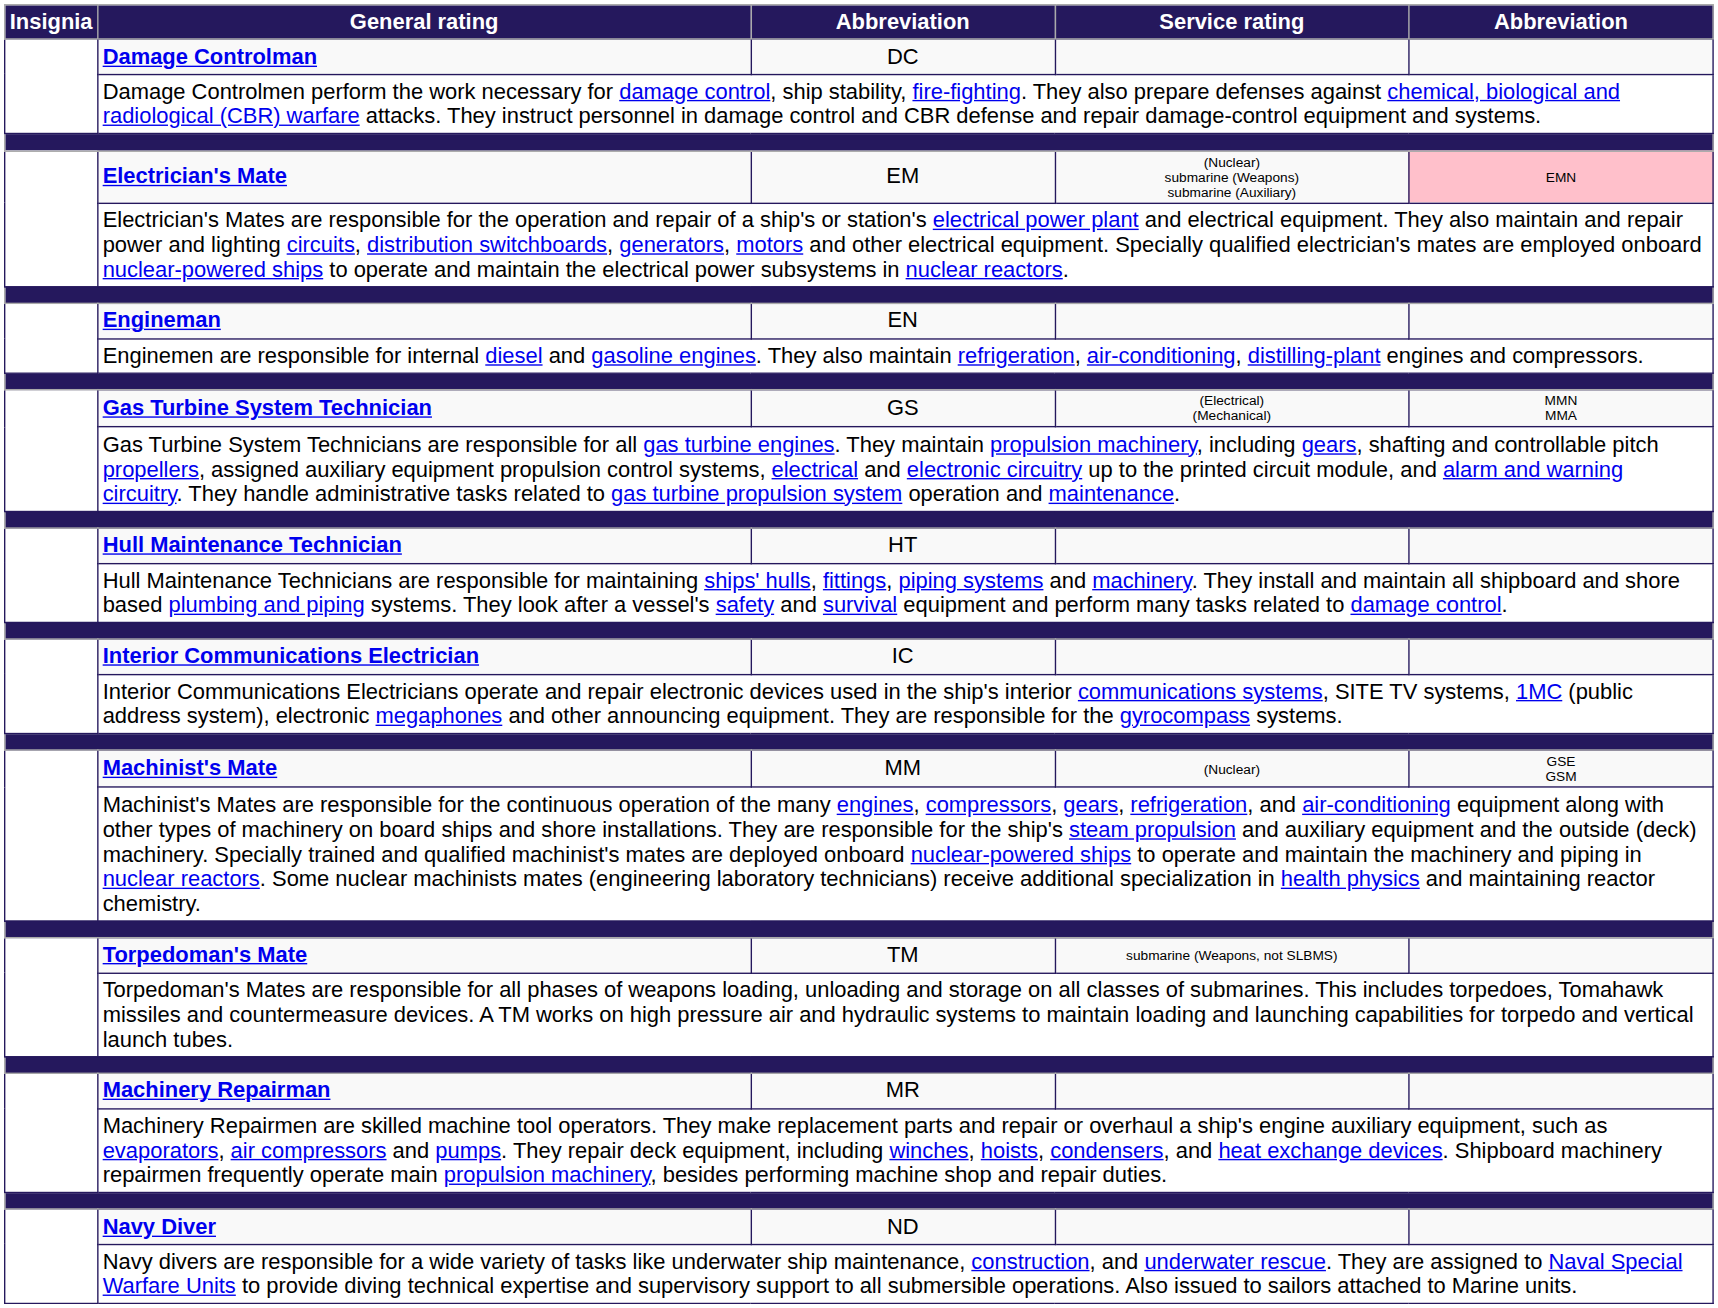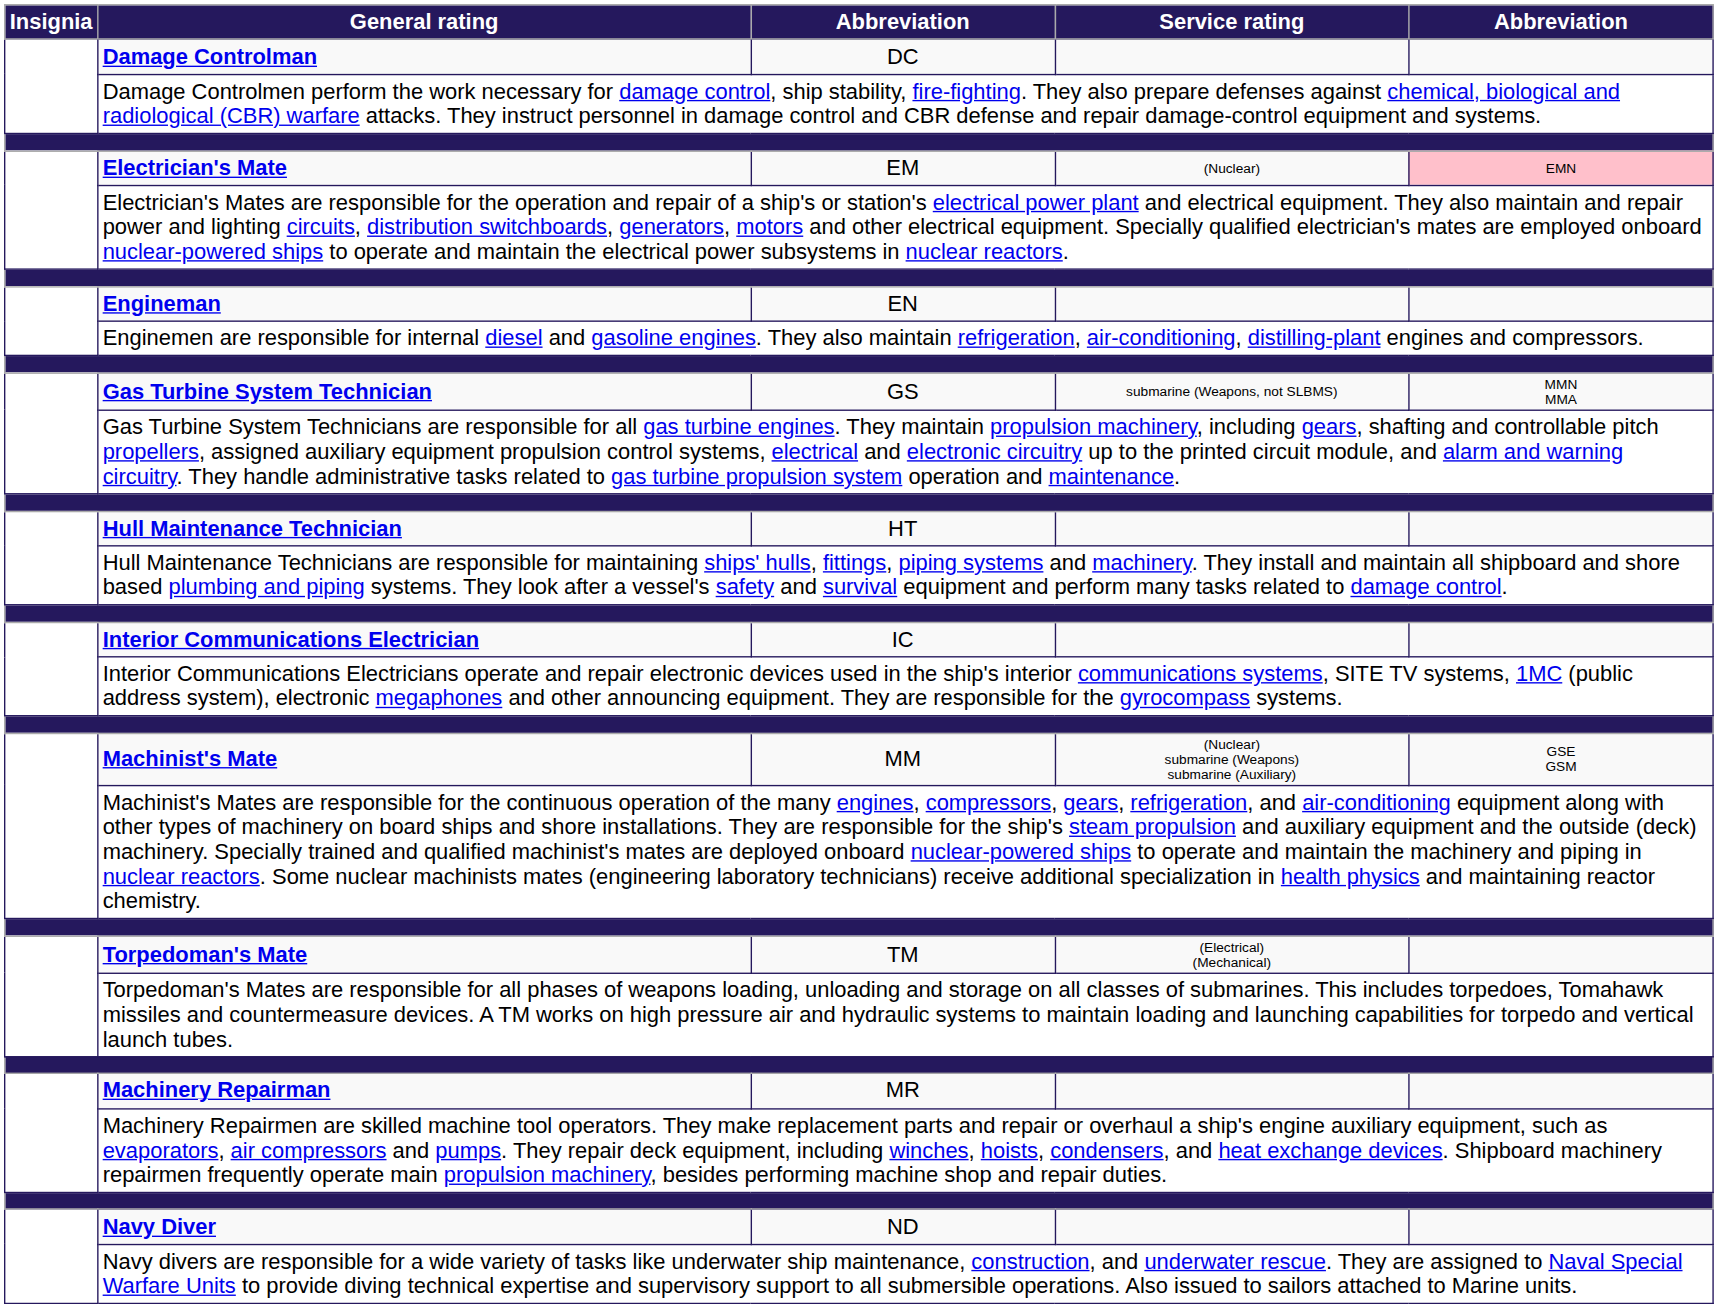(1232, 177) (Nuclear) submarine (Weapons) submarine (Auxiliary) -> (1232, 168) (Nuclear)
(1232, 409) (Electrical) (Mechanical) -> (1232, 391) submarine (Weapons, not SLBMS)
(1232, 769) (Nuclear) -> (1232, 759) (Nuclear) submarine (Weapons) submarine (Auxiliary)
(1232, 955) submarine (Weapons, not SLBMS) -> (1232, 954) (Electrical) (Mechanical)
